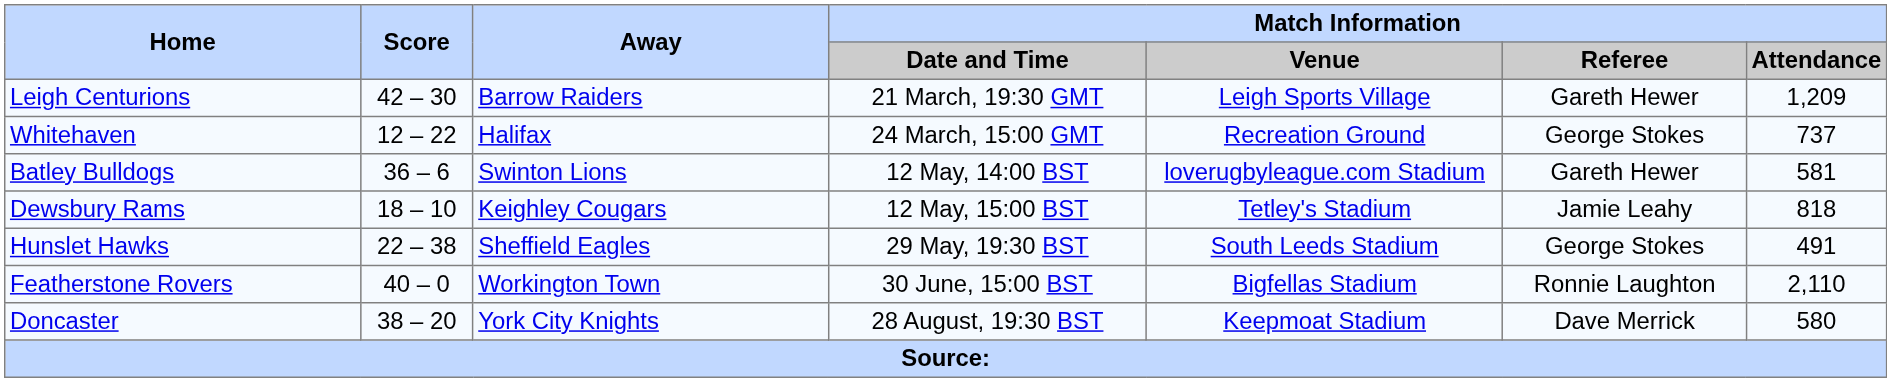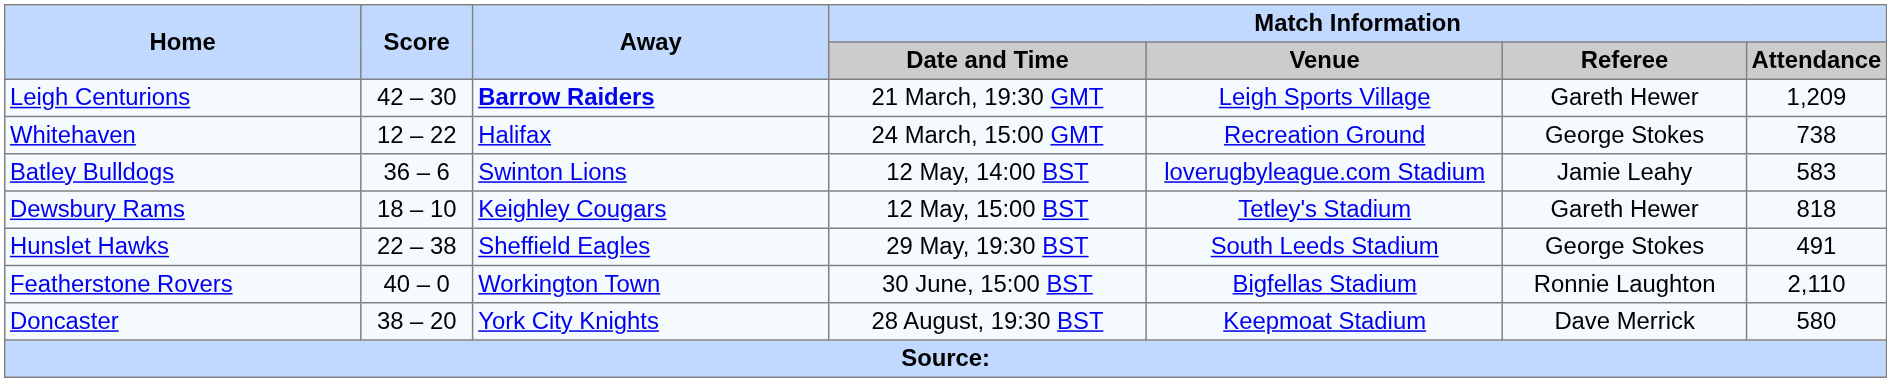(560, 97) normal -> (566, 97) bold
(1816, 134) 737 -> (1816, 134) 738
(1625, 172) Gareth Hewer -> (1625, 172) Jamie Leahy
(1816, 172) 581 -> (1816, 172) 583
(1625, 209) Jamie Leahy -> (1625, 209) Gareth Hewer
